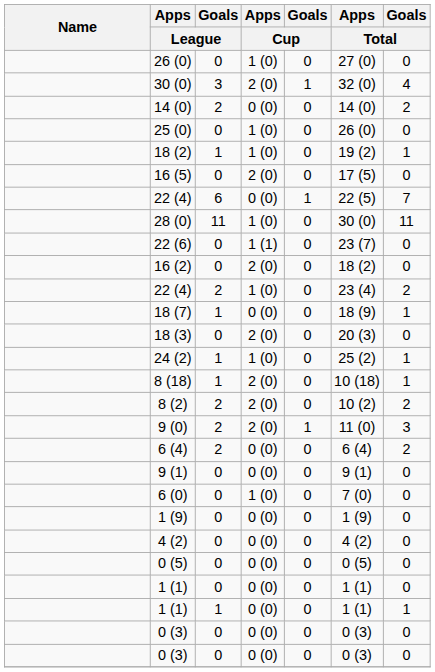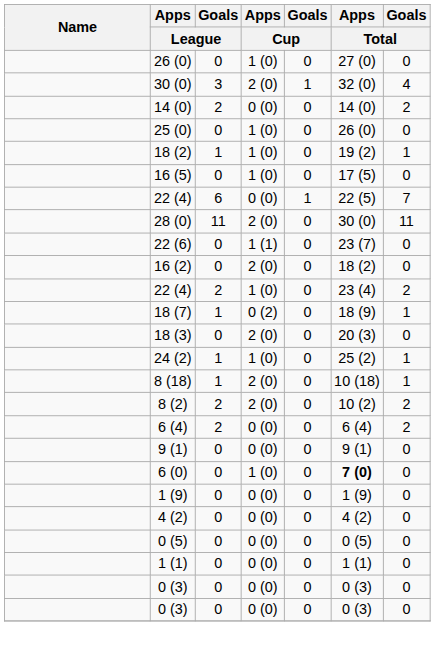(263, 175) 2 (0) -> (263, 175) 1 (0)
(263, 221) 1 (0) -> (263, 221) 2 (0)
(263, 312) 0 (0) -> (263, 312) 0 (2)
- row: (173, 426)
(357, 495) normal -> (357, 472) bold
- row: (173, 609)
